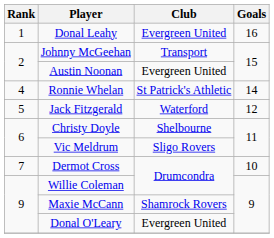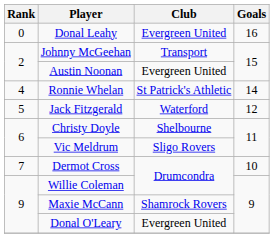(21, 33) 1 -> (21, 33) 0
